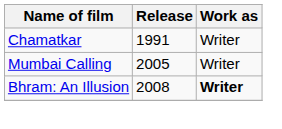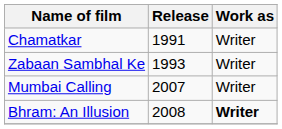+ row: (76, 64)
(153, 64) 2005 -> (169, 87) 2007
